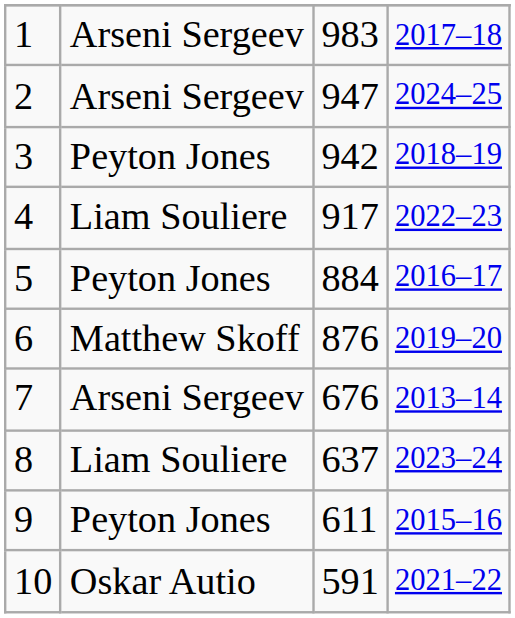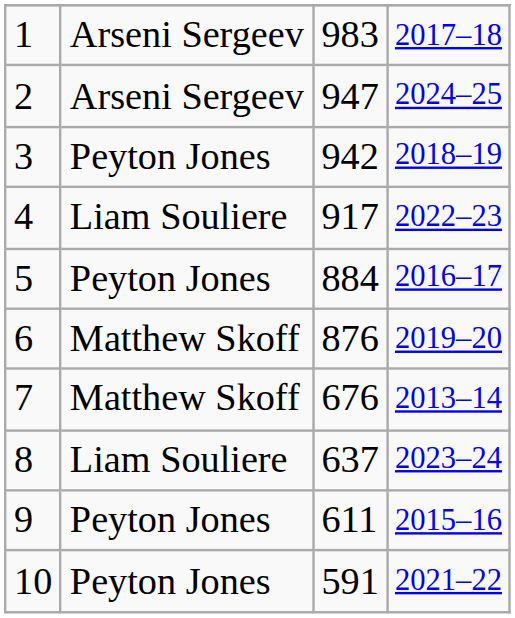(187, 398) Arseni Sergeev -> (185, 398) Matthew Skoff
(163, 580) Oskar Autio -> (170, 580) Peyton Jones
